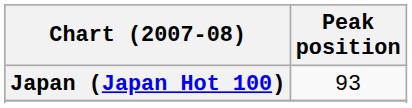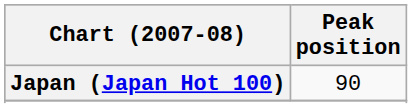(348, 83) 93 -> (348, 83) 90
